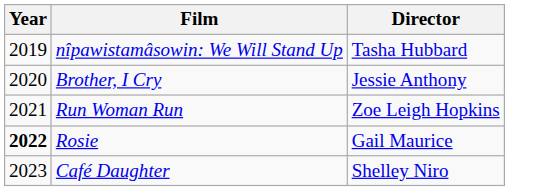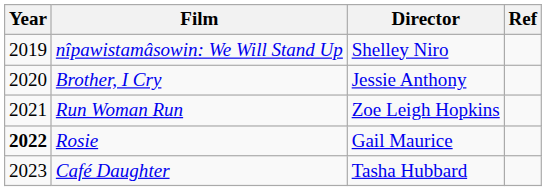+ column: (523, 19)
(409, 49) Tasha Hubbard -> (400, 49) Shelley Niro
(400, 170) Shelley Niro -> (409, 170) Tasha Hubbard
